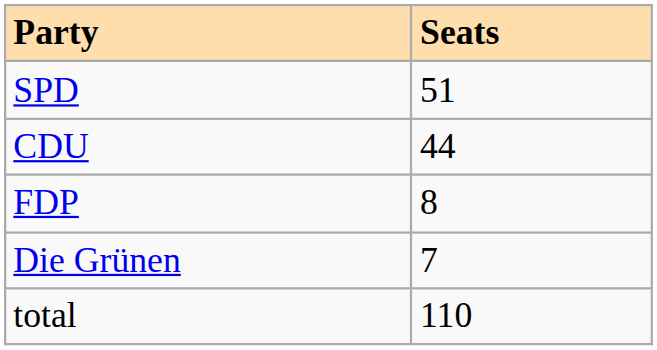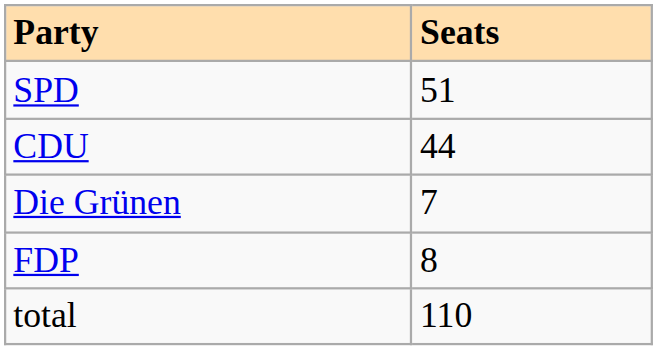rows swapped: (46, 202) <-> (97, 259)
